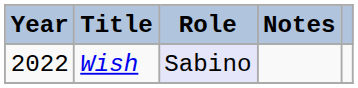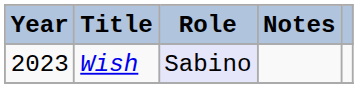(40, 64) 2022 -> (40, 64) 2023
